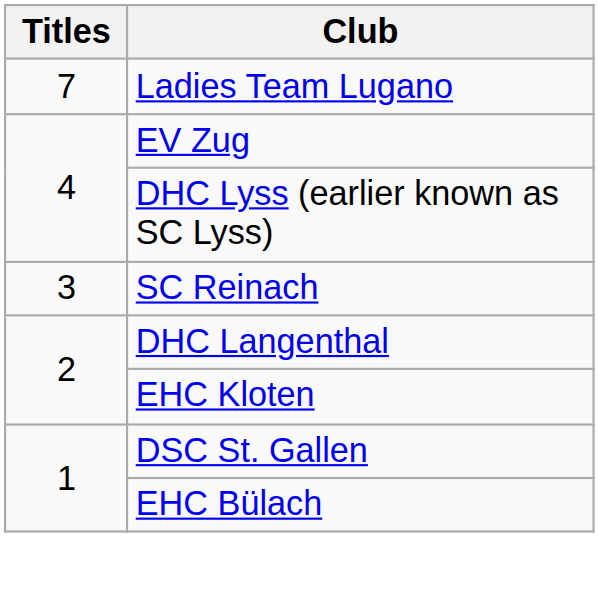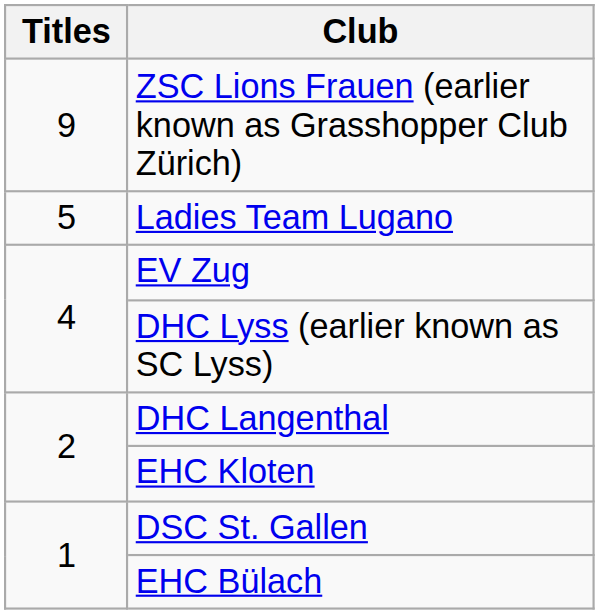+ row: (352, 124)
(66, 85) 7 -> (66, 217) 5
- row: (227, 287)
